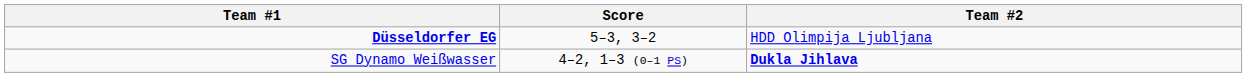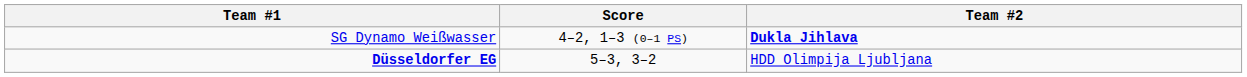rows swapped: (413, 61) <-> (434, 38)
